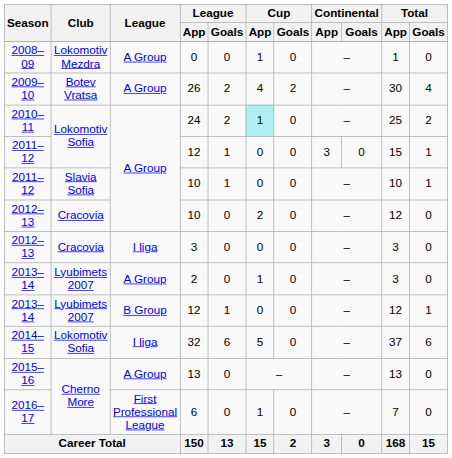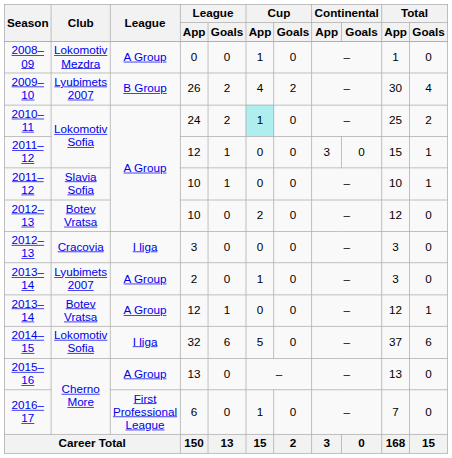(81, 89) Botev Vratsa -> (81, 89) Lyubimets 2007
(145, 89) A Group -> (145, 89) B Group
(81, 215) Cracovia -> (81, 215) Botev Vratsa
(81, 310) Lyubimets 2007 -> (81, 310) Botev Vratsa
(145, 310) B Group -> (145, 310) A Group
